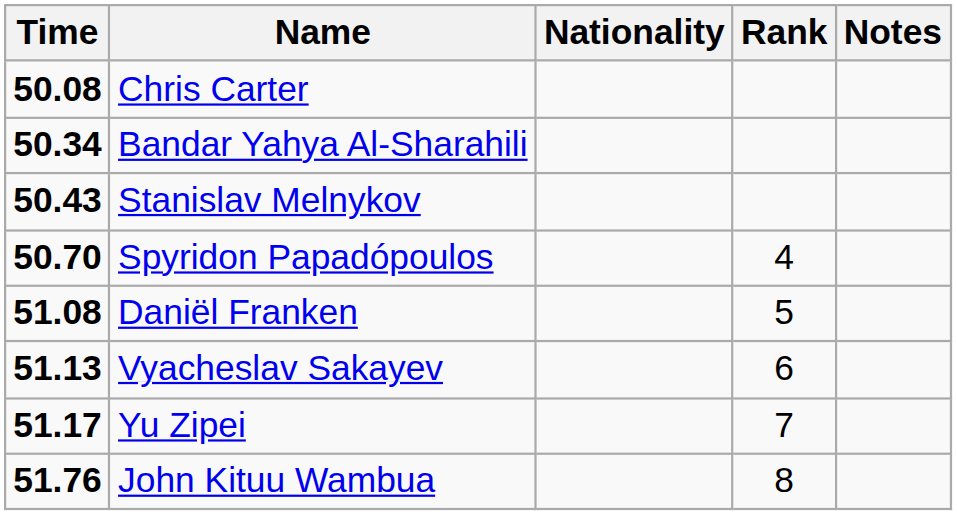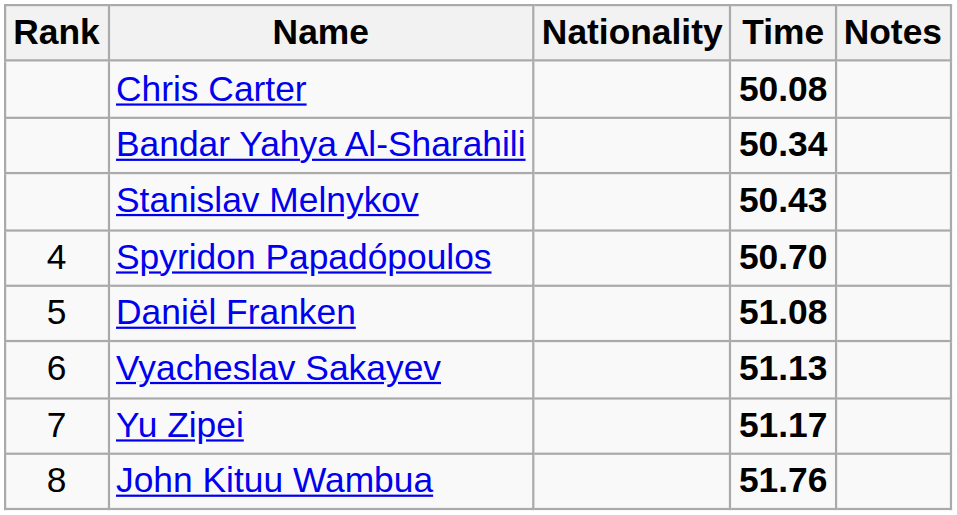columns swapped: (784, 32) <-> (57, 32)
